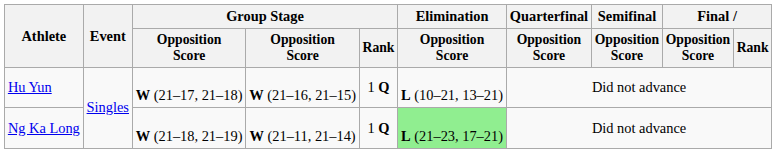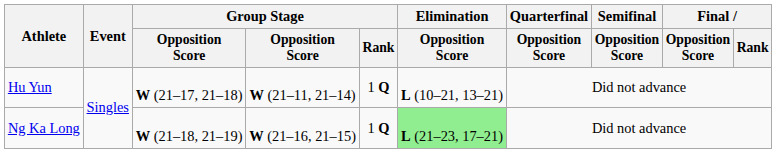(303, 95) W (21–16, 21–15) -> (303, 95) W (21–11, 21–14)
(303, 136) W (21–11, 21–14) -> (303, 136) W (21–16, 21–15)
